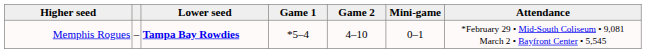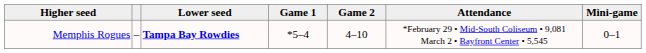columns swapped: (415, 12) <-> (543, 12)
